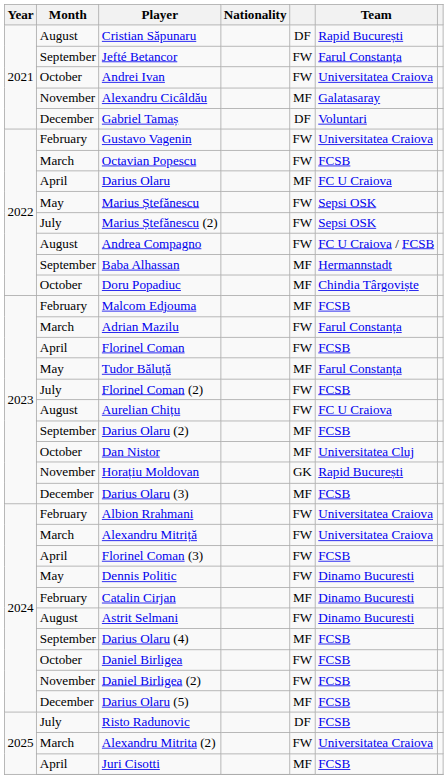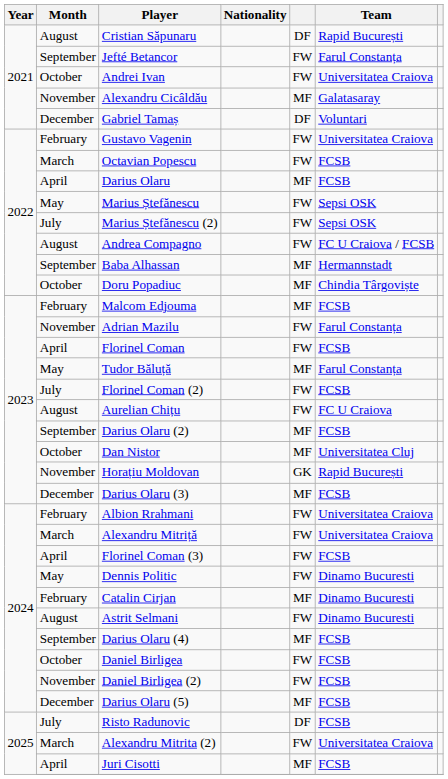(355, 181) FC U Craiova -> (334, 181) FCSB
(57, 327) March -> (67, 327) November
